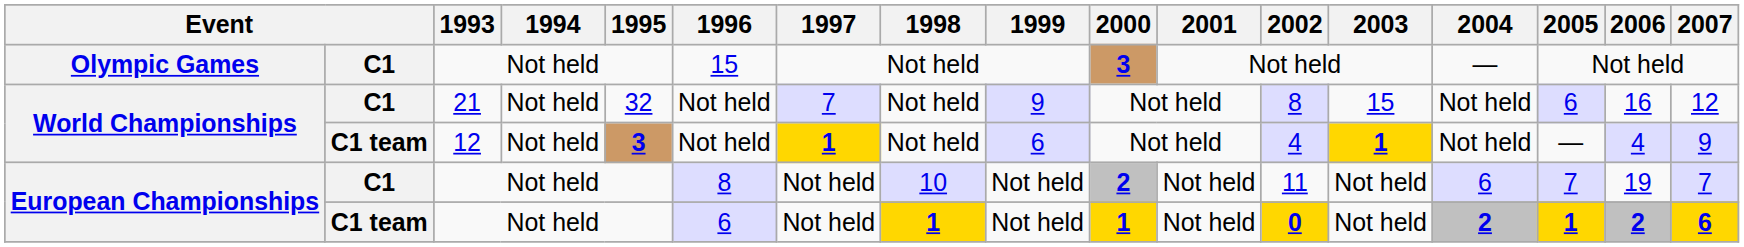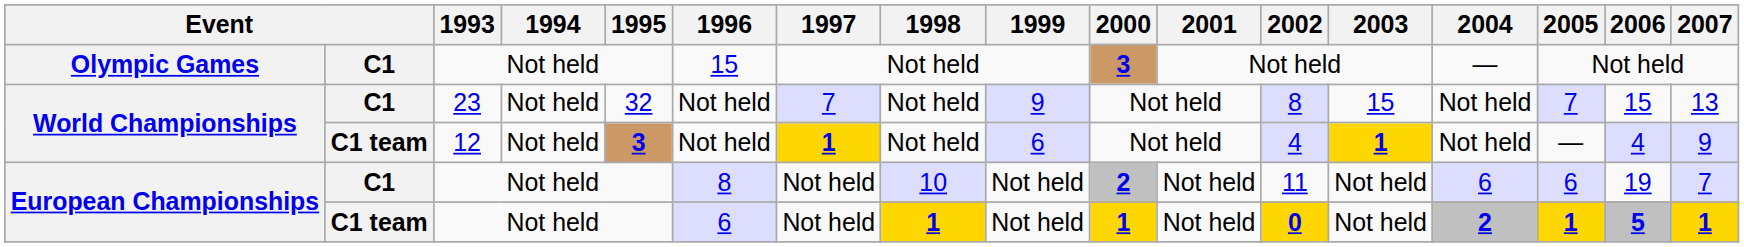(467, 104) 21 -> (467, 104) 23
(1571, 104) 6 -> (1571, 104) 7
(1638, 104) 16 -> (1638, 104) 15
(1705, 104) 12 -> (1705, 104) 13
(1571, 182) 7 -> (1571, 182) 6
(1638, 222) 2 -> (1638, 222) 5
(1705, 222) 6 -> (1705, 222) 1
